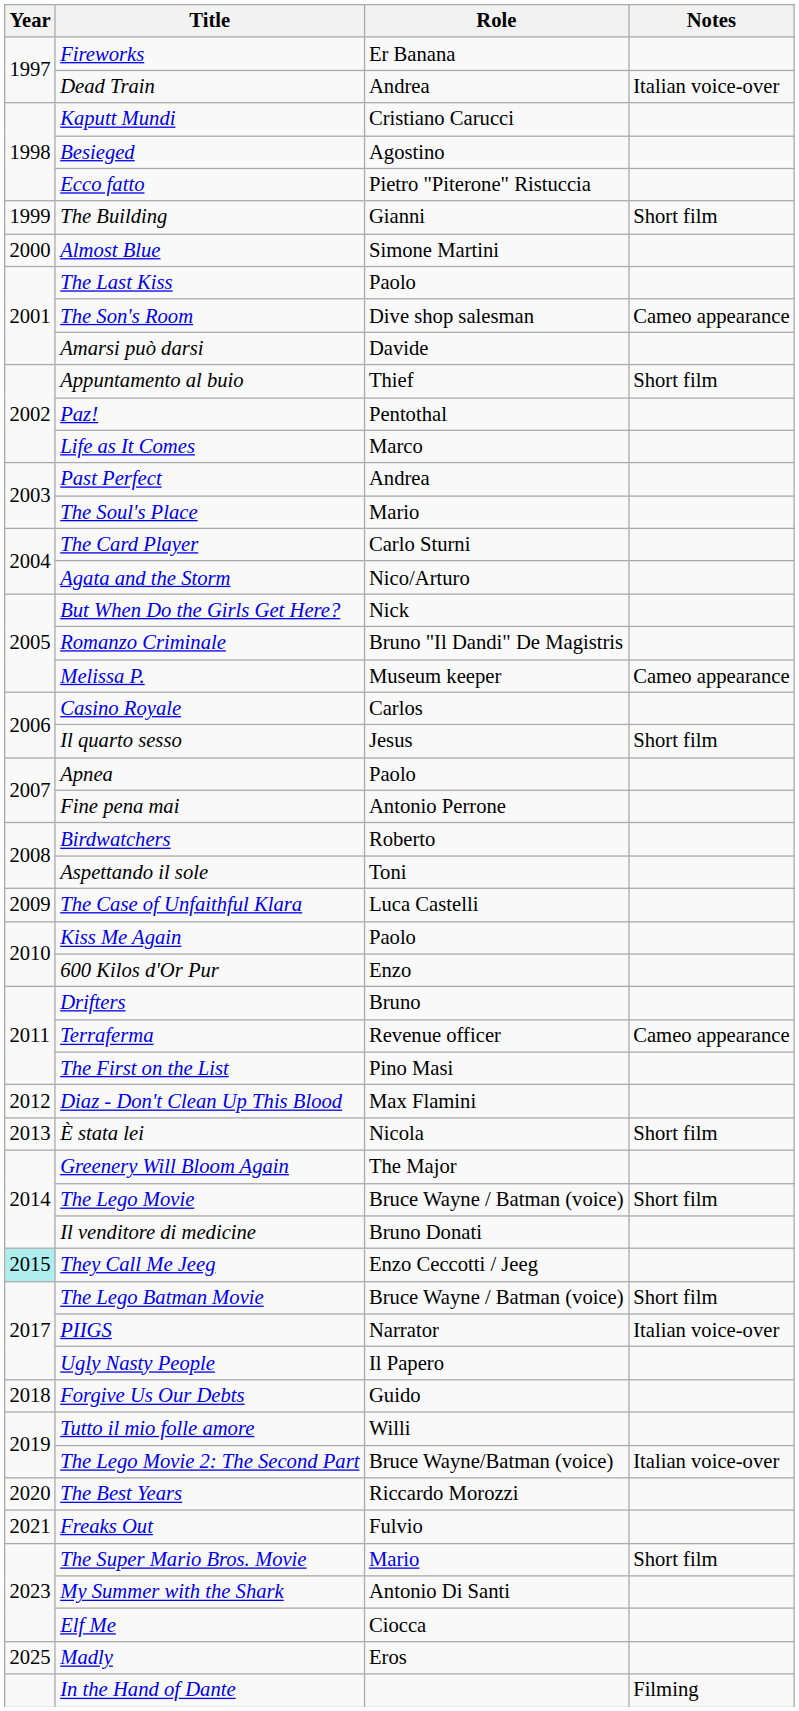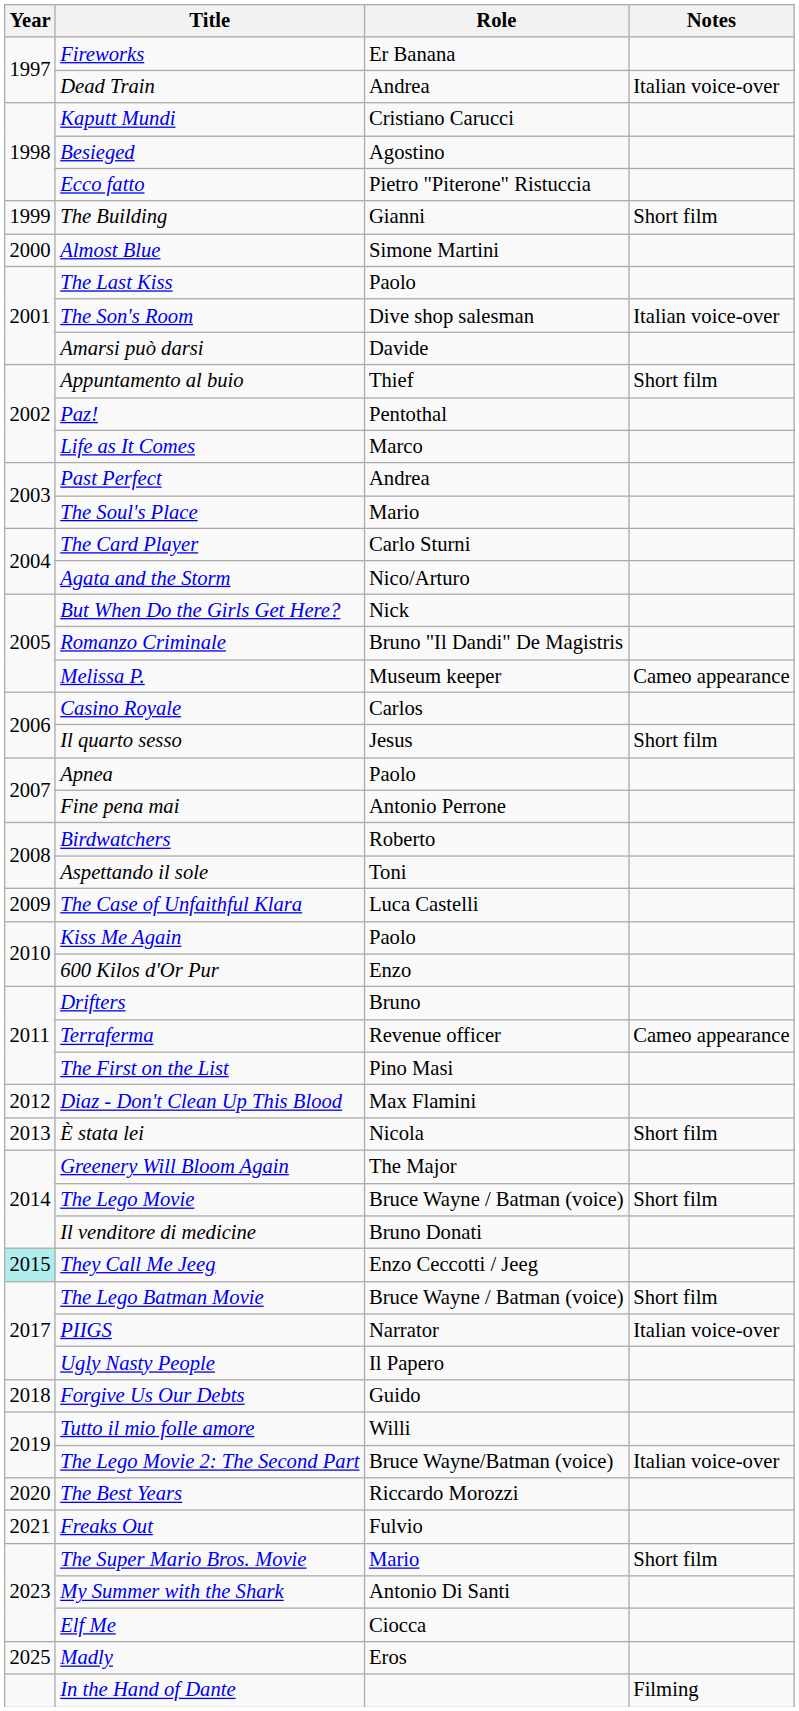(711, 315) Cameo appearance -> (706, 315) Italian voice-over
